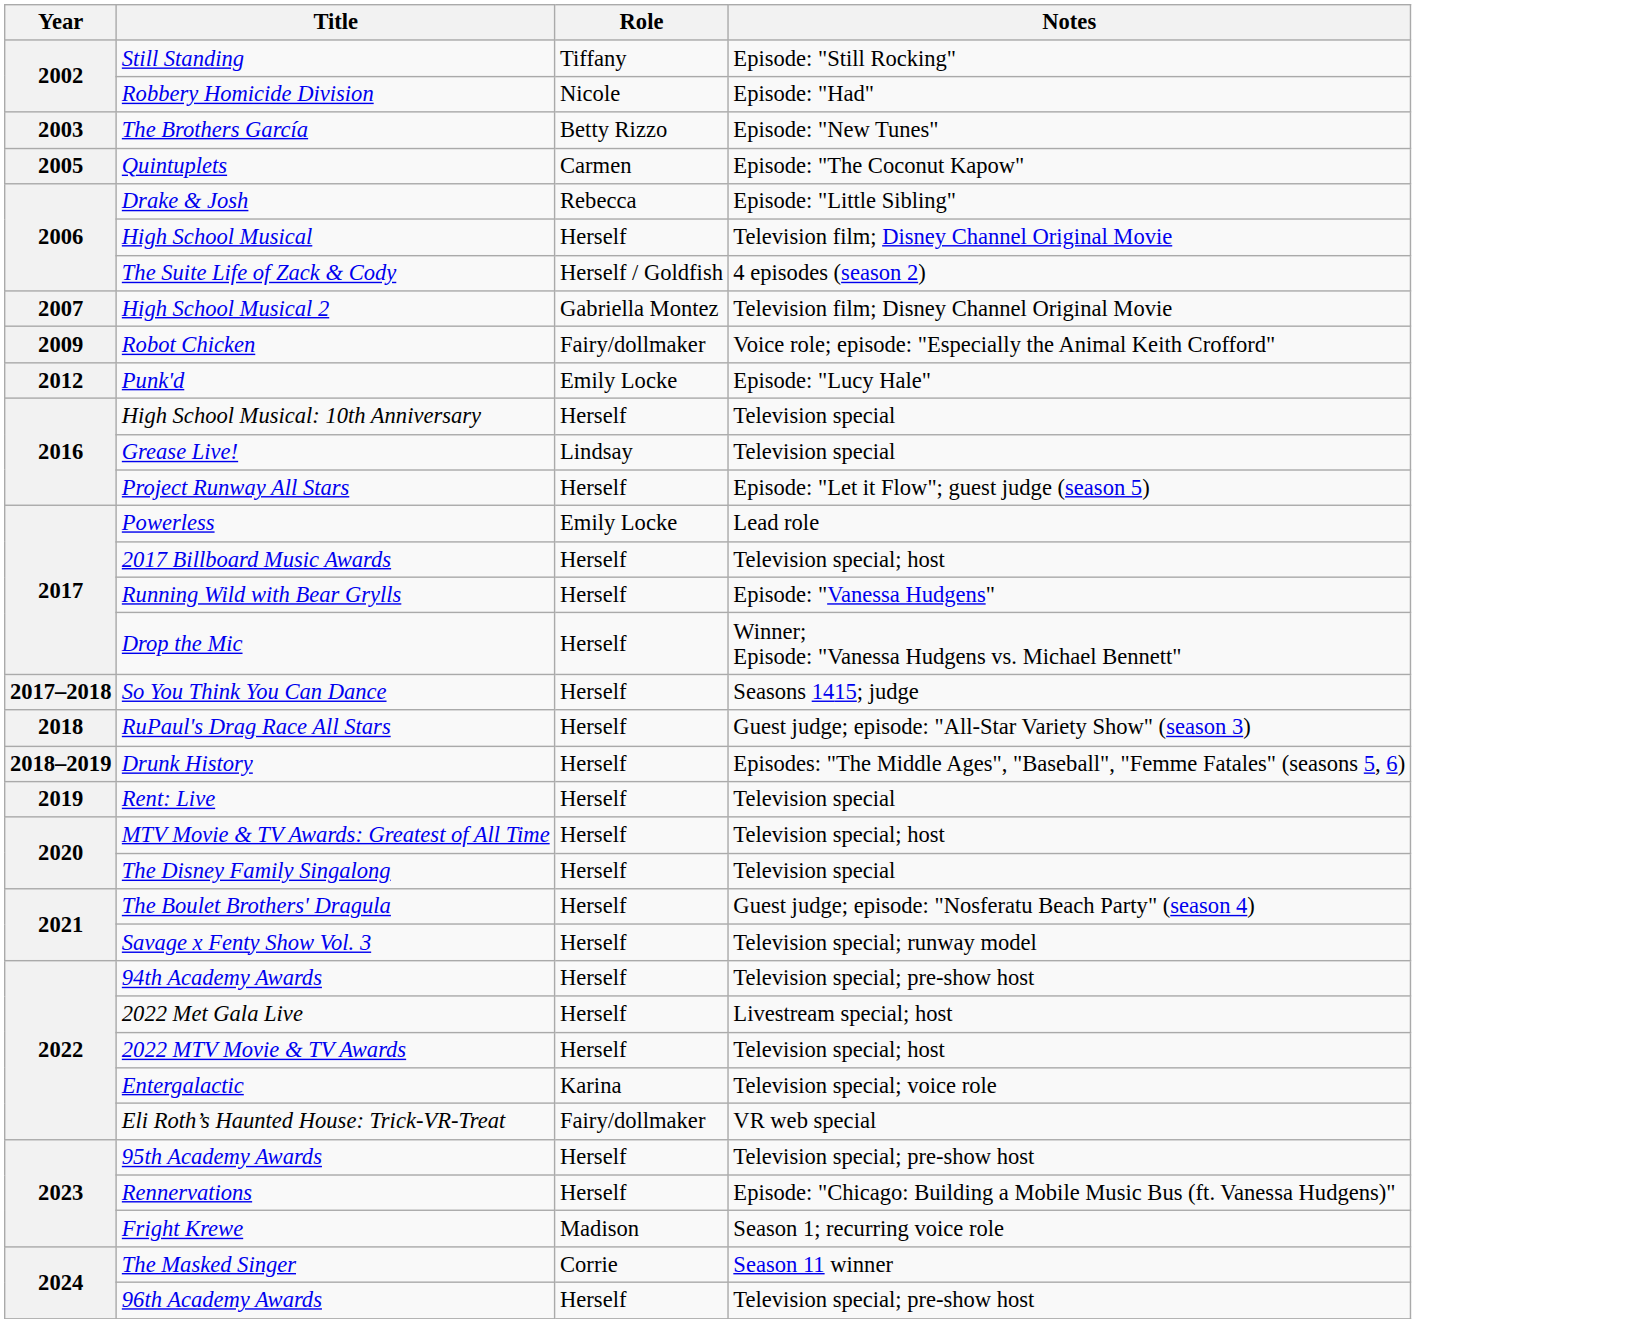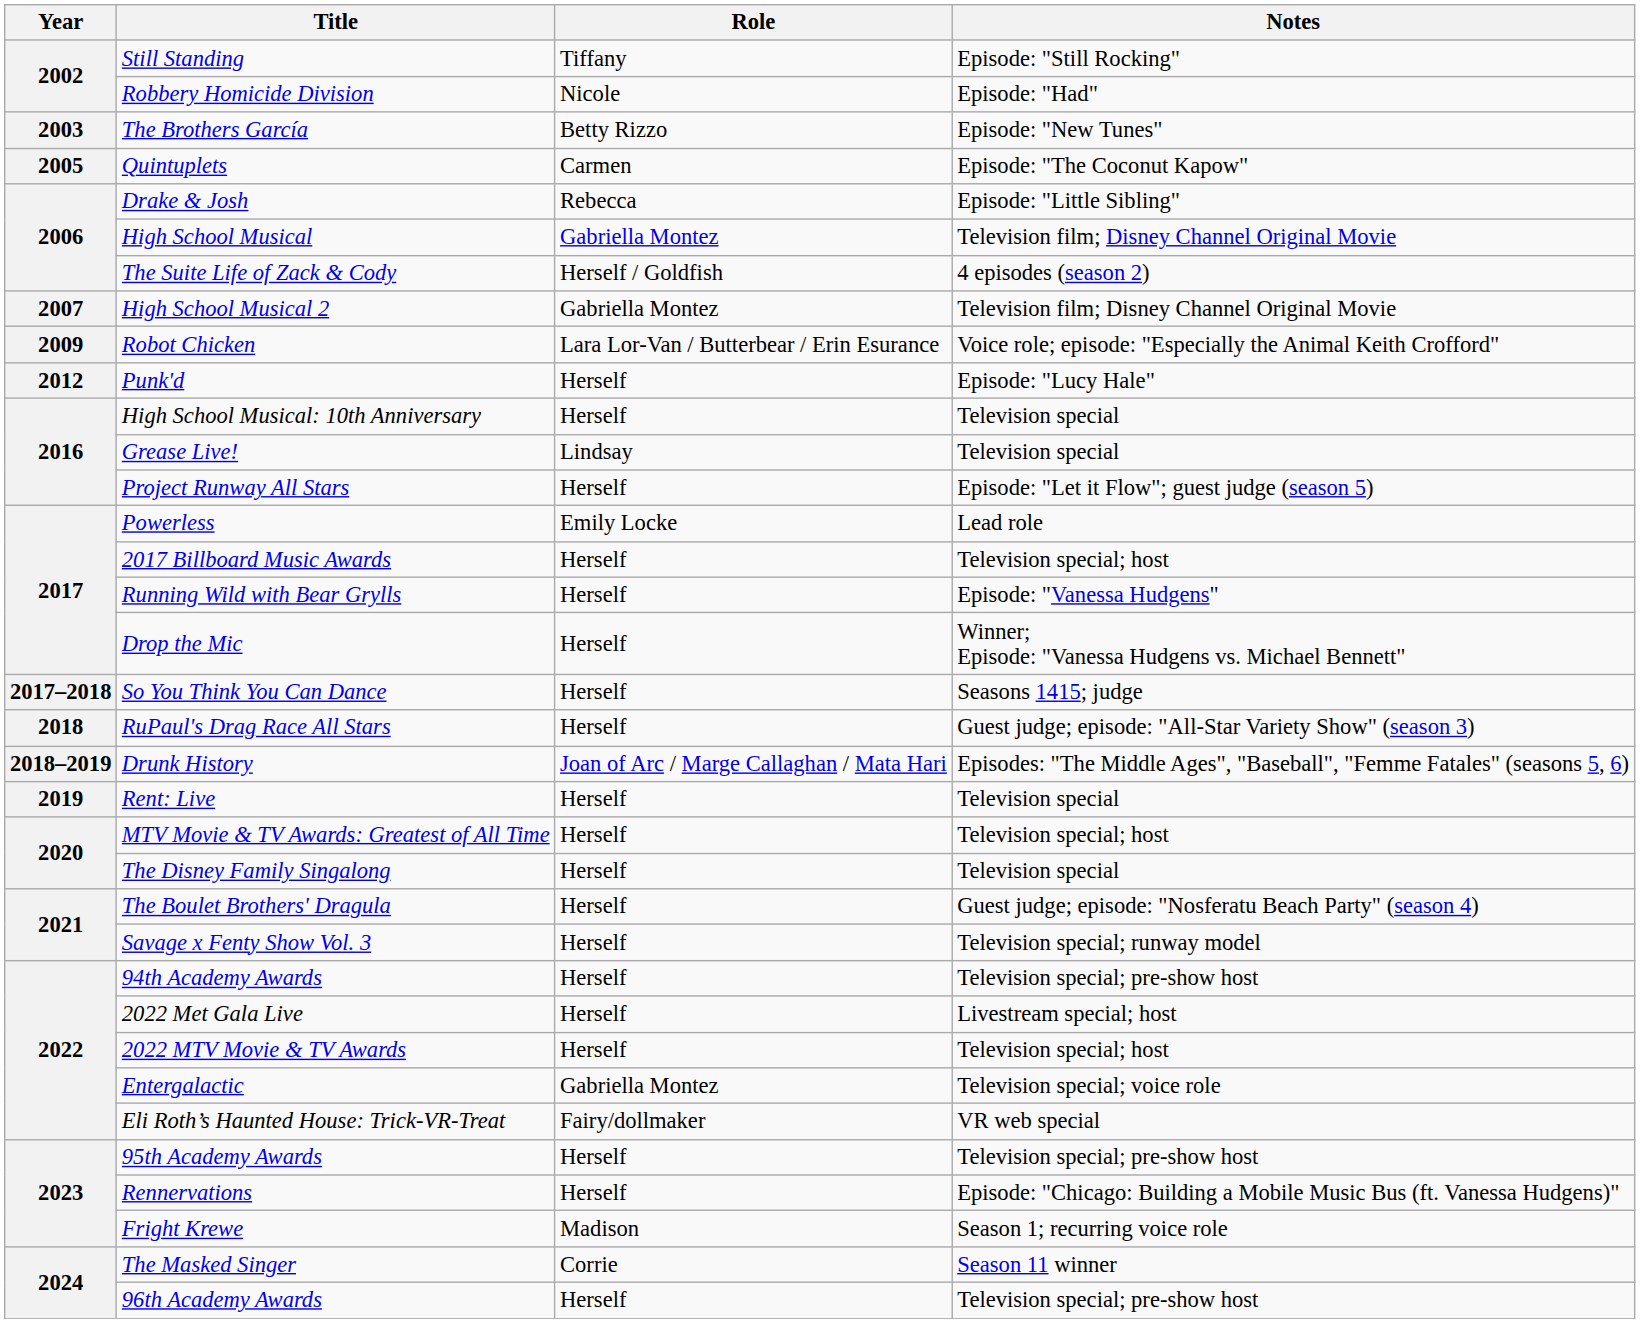(593, 237) Herself -> (639, 237) Gabriella Montez
(633, 344) Fairy/dollmaker -> (750, 344) Lara Lor-Van / Butterbear / Erin Esurance
(619, 380) Emily Locke -> (593, 380) Herself
(593, 763) Herself -> (753, 763) Joan of Arc / Marge Callaghan / Mata Hari
(591, 1085) Karina -> (639, 1085) Gabriella Montez
